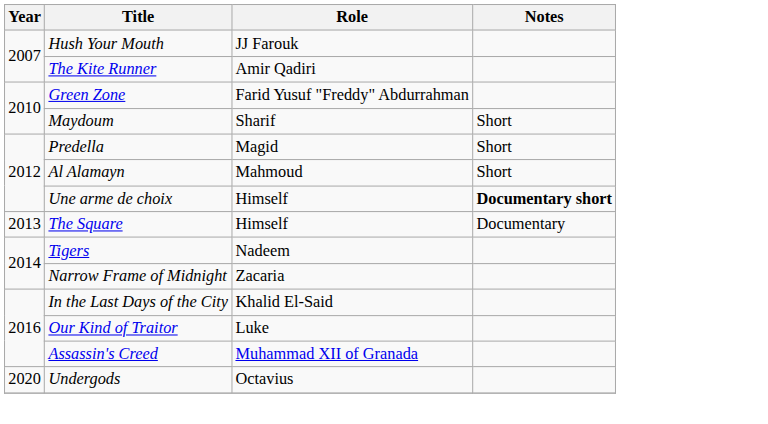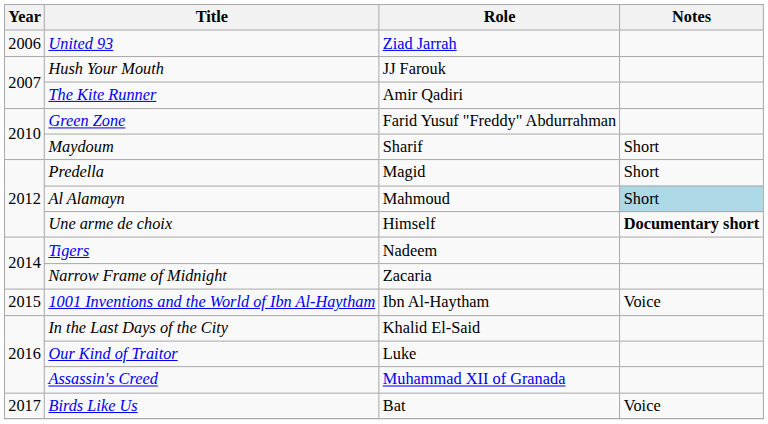+ row: (81, 43)
(494, 172) no background -> (641, 198) lightblue background
- row: (86, 224)
+ row: (212, 302)
+ row: (93, 405)
- row: (84, 379)
